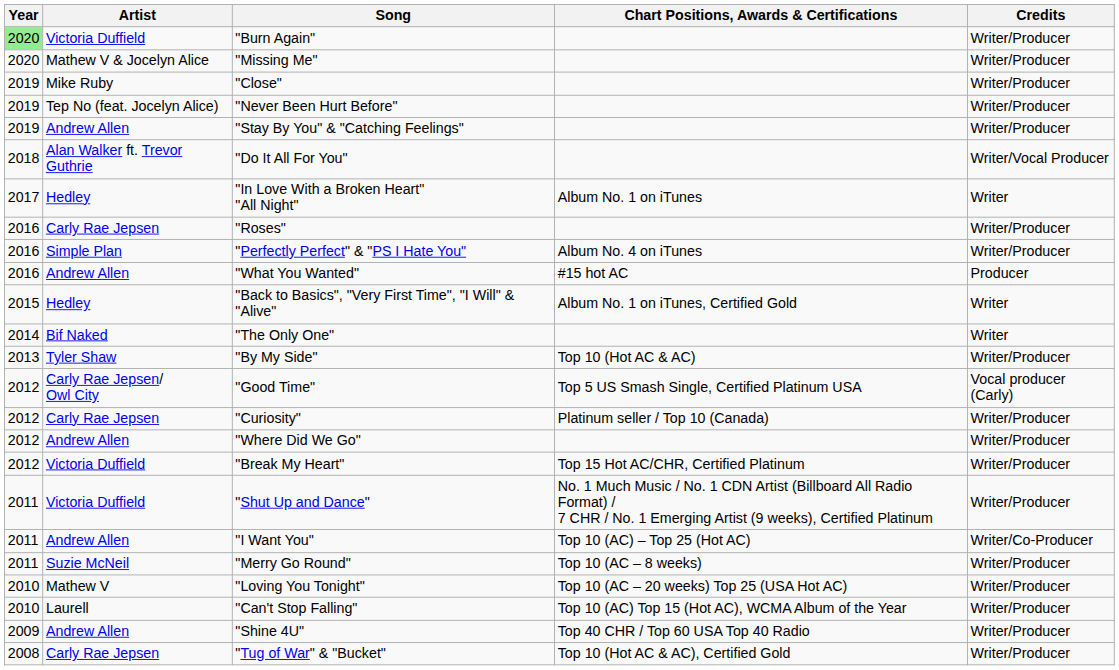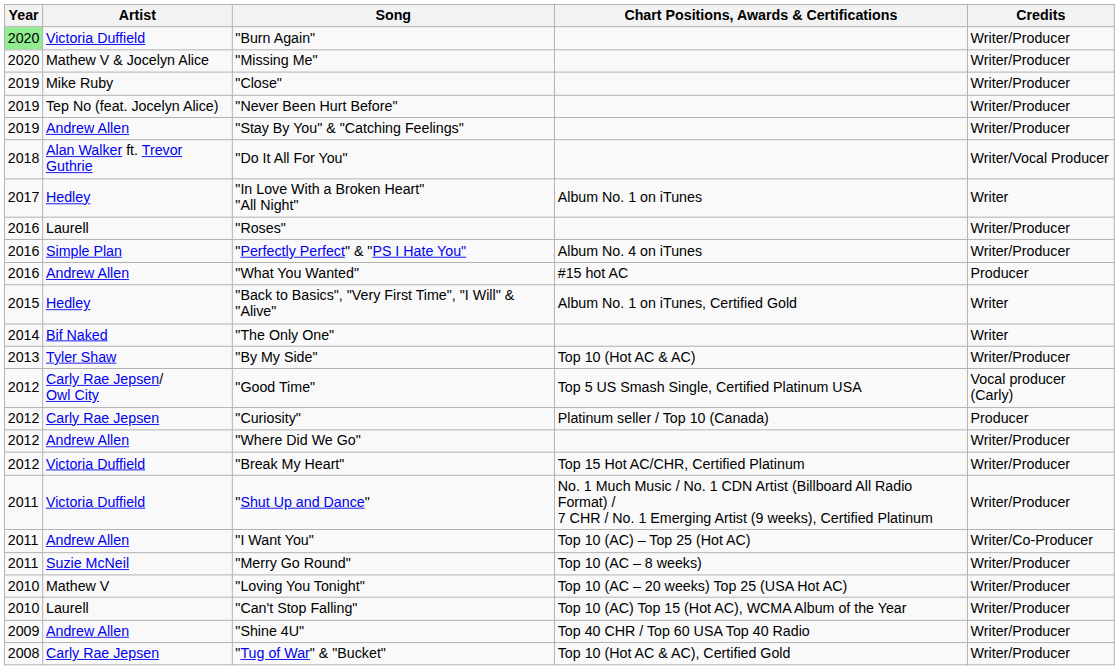(103, 228) Carly Rae Jepsen -> (67, 228) Laurell
(1020, 418) Writer/Producer -> (999, 418) Producer
